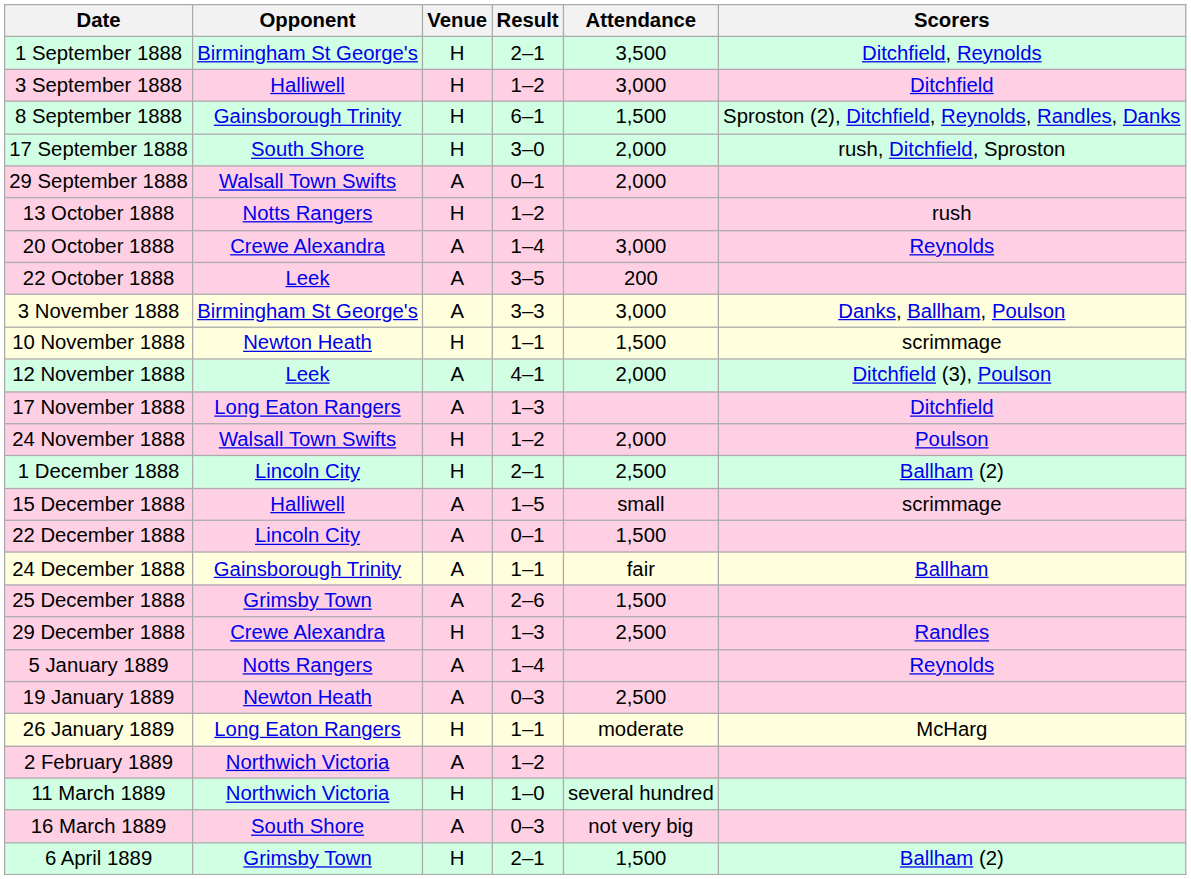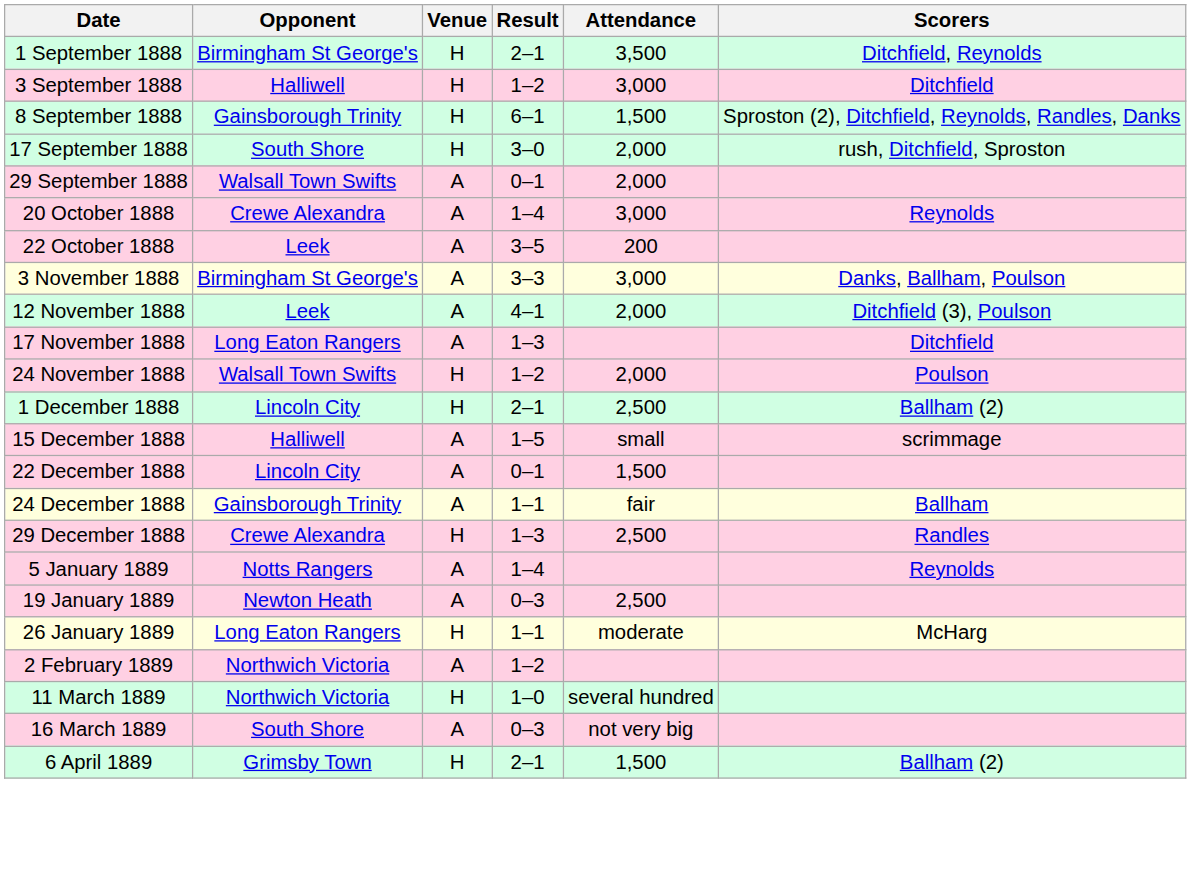- row: (99, 213)
- row: (99, 342)
- row: (99, 600)
